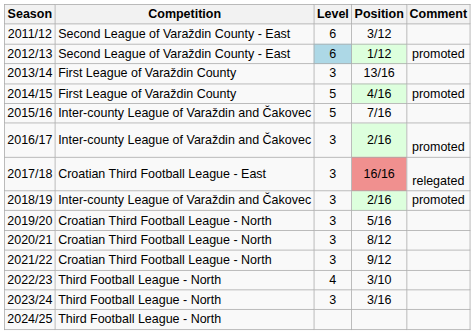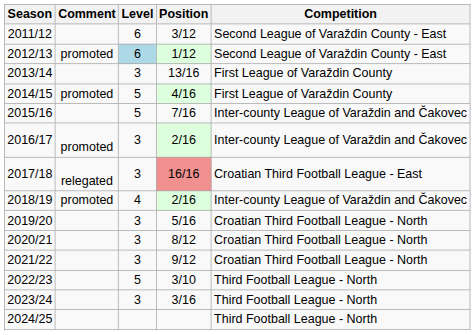columns swapped: (185, 14) <-> (438, 14)
(333, 200) 3 -> (137, 200) 4
(333, 279) 4 -> (137, 279) 5
